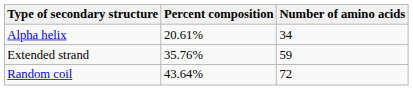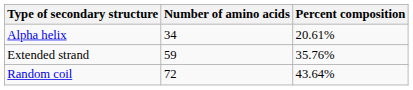columns swapped: (342, 14) <-> (219, 14)
